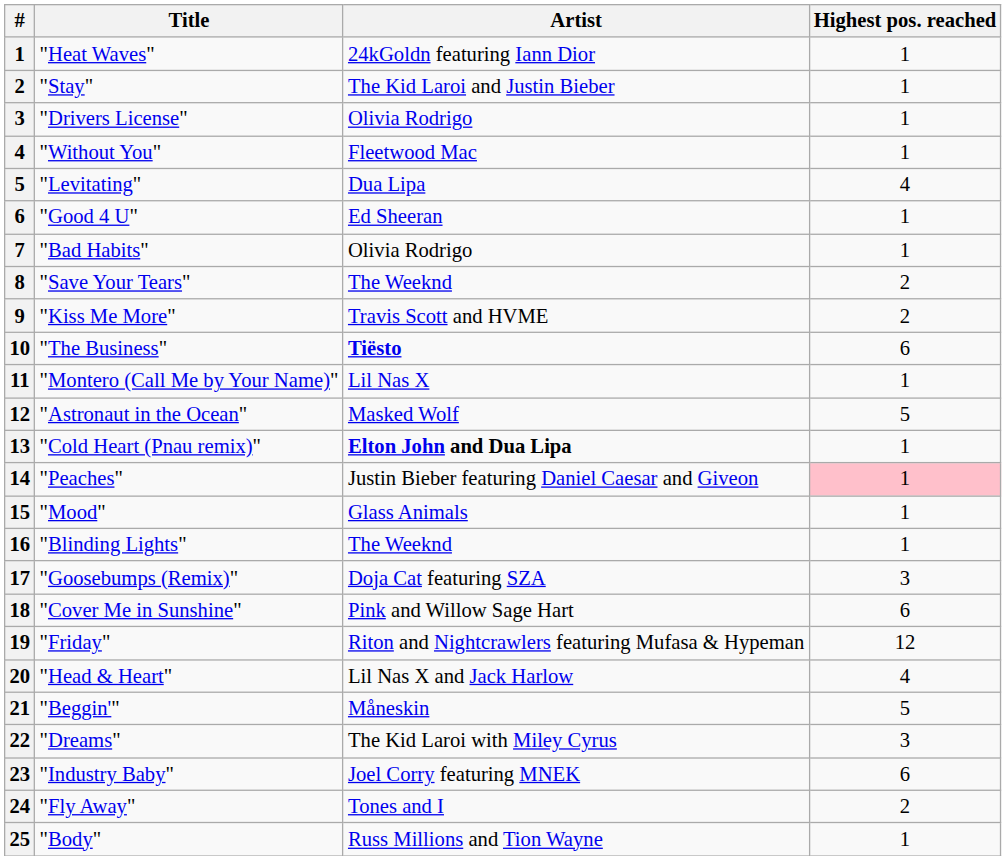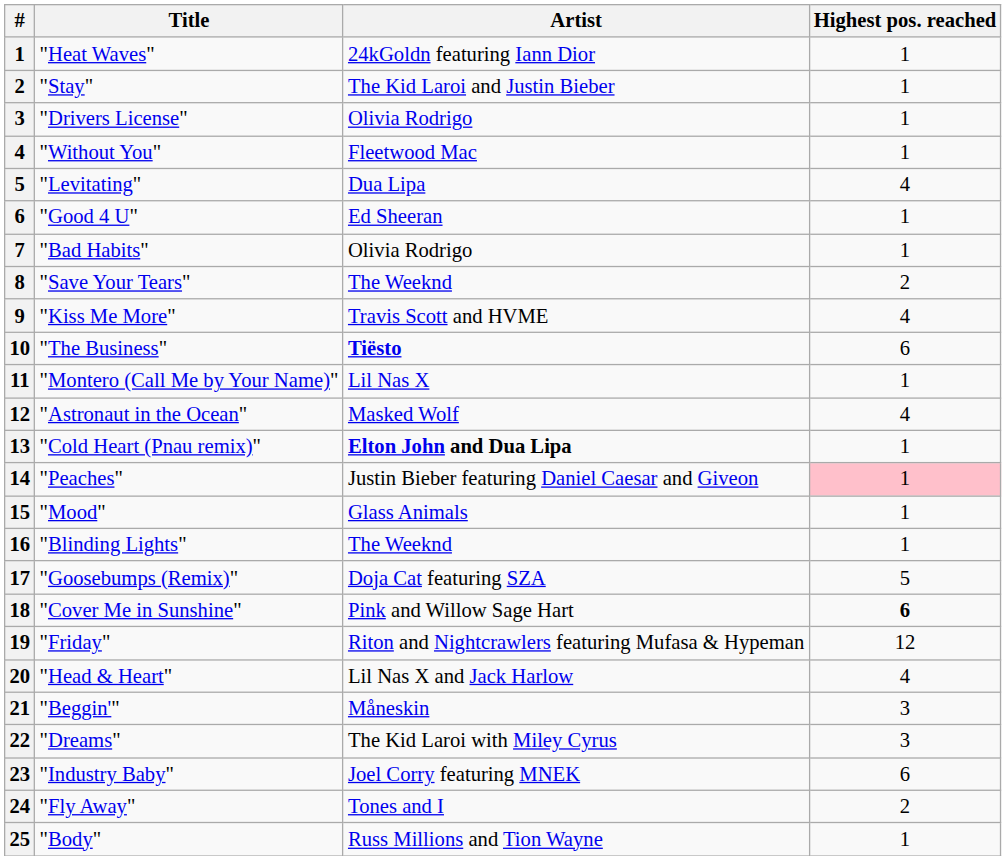(905, 315) 2 -> (905, 315) 4
(905, 413) 5 -> (905, 413) 4
(905, 577) 3 -> (905, 577) 5
(905, 610) normal -> (905, 610) bold
(905, 708) 5 -> (905, 708) 3
